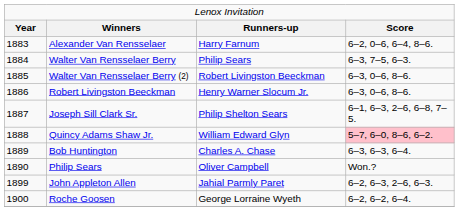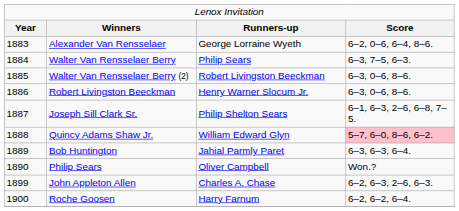(229, 43) Harry Farnum -> (250, 43) George Lorraine Wyeth
(237, 150) Charles A. Chase -> (241, 150) Jahial Parmly Paret
(241, 182) Jahial Parmly Paret -> (237, 182) Charles A. Chase
(250, 198) George Lorraine Wyeth -> (229, 198) Harry Farnum
